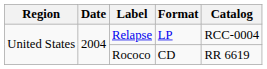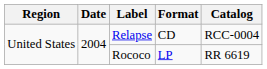(165, 34) LP -> (167, 34) CD
(167, 54) CD -> (165, 54) LP
